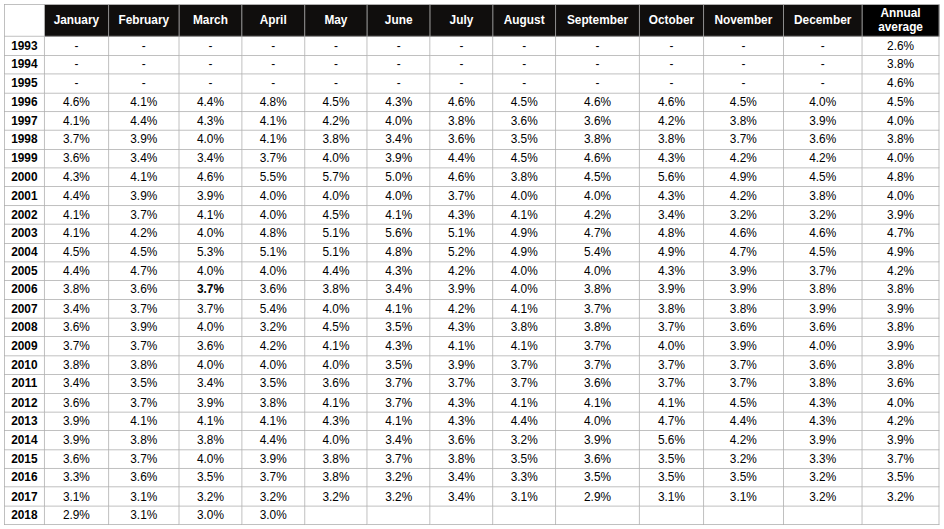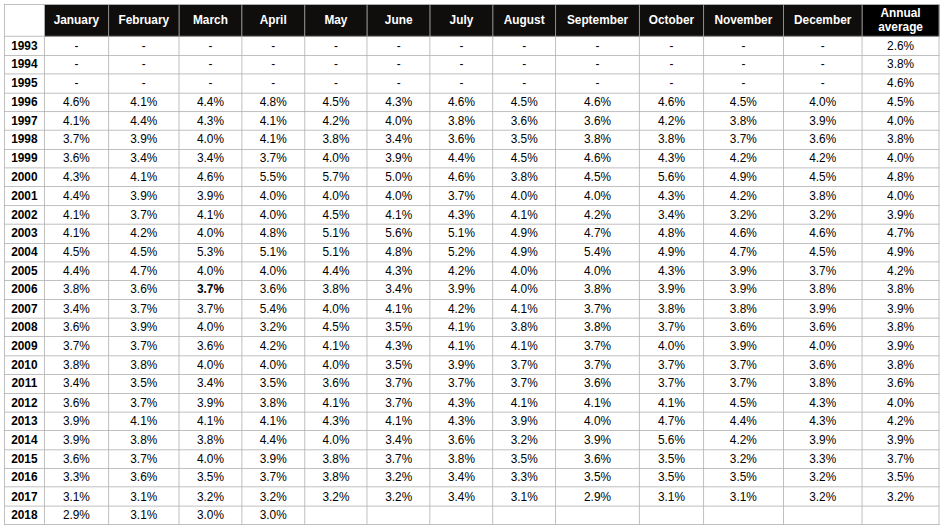(461, 327) 4.3% -> (461, 327) 4.1%
(524, 421) 4.4% -> (524, 421) 3.9%
